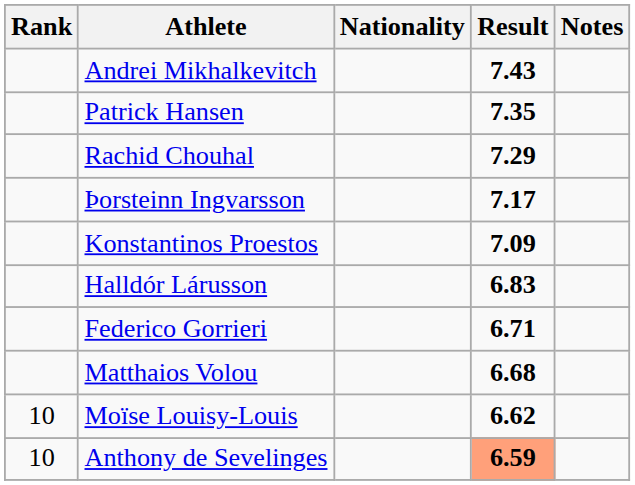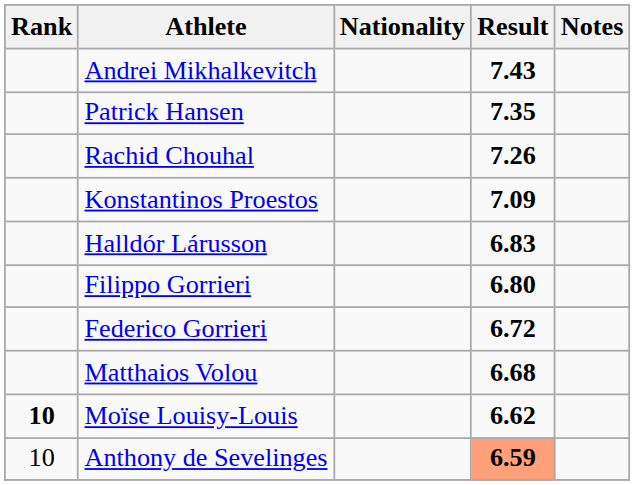(513, 156) 7.29 -> (513, 156) 7.26
- row: (195, 199)
+ row: (168, 285)
(513, 329) 6.71 -> (513, 329) 6.72
(42, 415) normal -> (42, 415) bold
